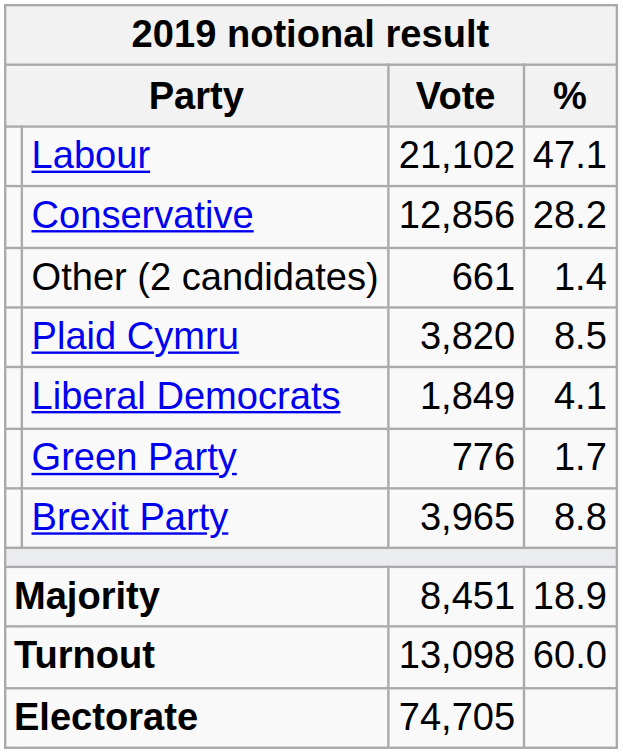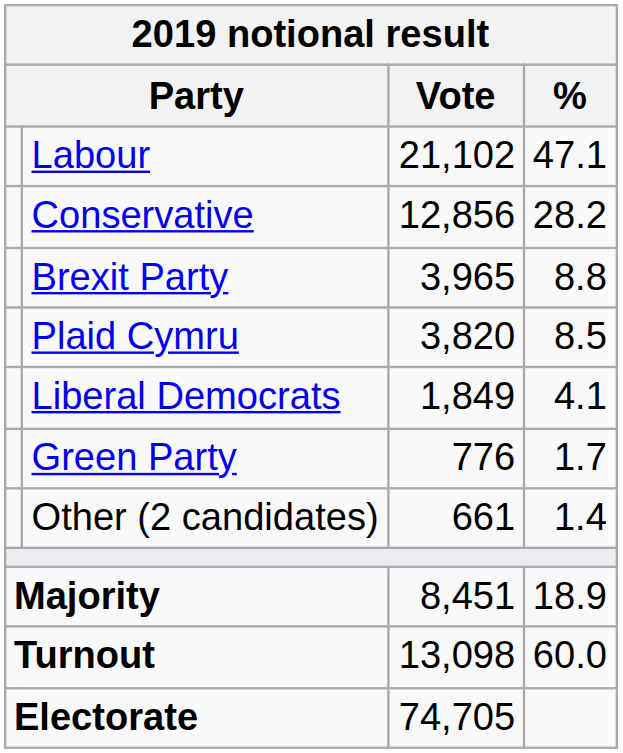rows swapped: (130, 517) <-> (205, 276)
